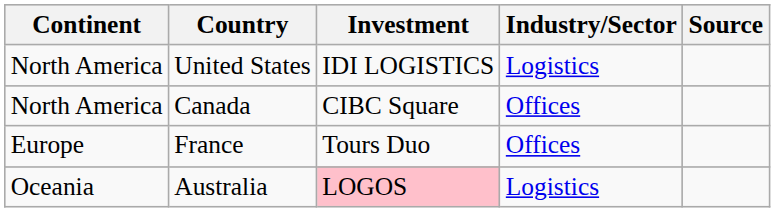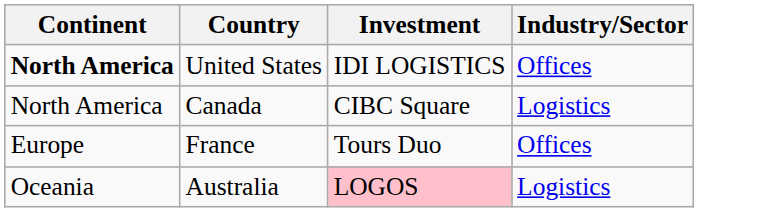- column: (726, 24)
(87, 65) normal -> (92, 65) bold
(552, 65) Logistics -> (554, 65) Offices
(543, 105) Offices -> (564, 105) Logistics
